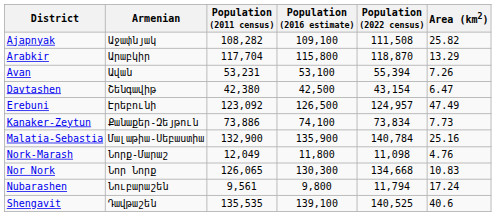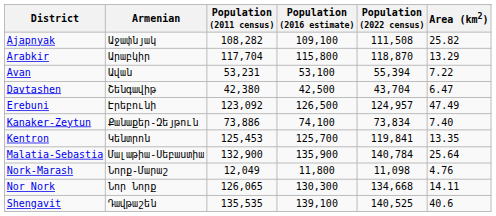(441, 73) 7.26 -> (441, 73) 7.22
(392, 89) 43,154 -> (392, 89) 43,704
(441, 122) 7.73 -> (441, 122) 7.40
+ row: (28, 138)
(444, 138) 25.16 -> (444, 155) 25.64
(444, 171) 10.83 -> (444, 187) 14.11
- row: (37, 187)
